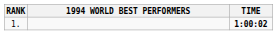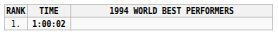columns swapped: (128, 11) <-> (251, 11)
